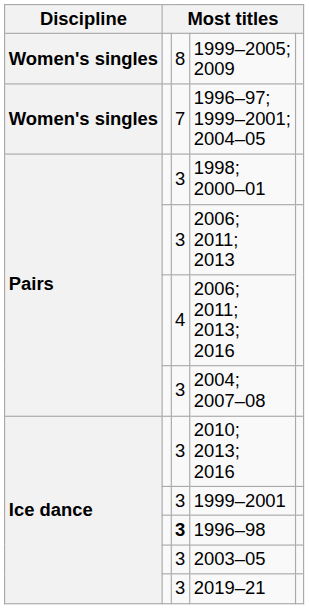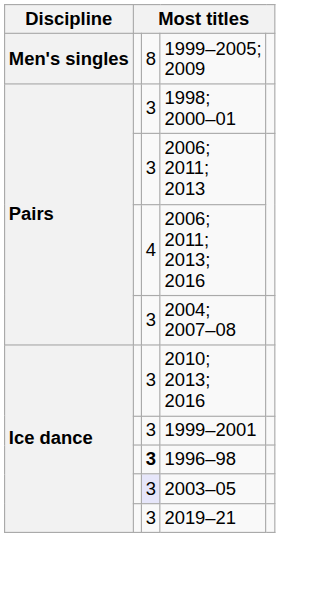(83, 58) Women's singles -> (69, 58) Men's singles
- row: (242, 118)
(180, 559) no background -> (151, 488) lavender background
